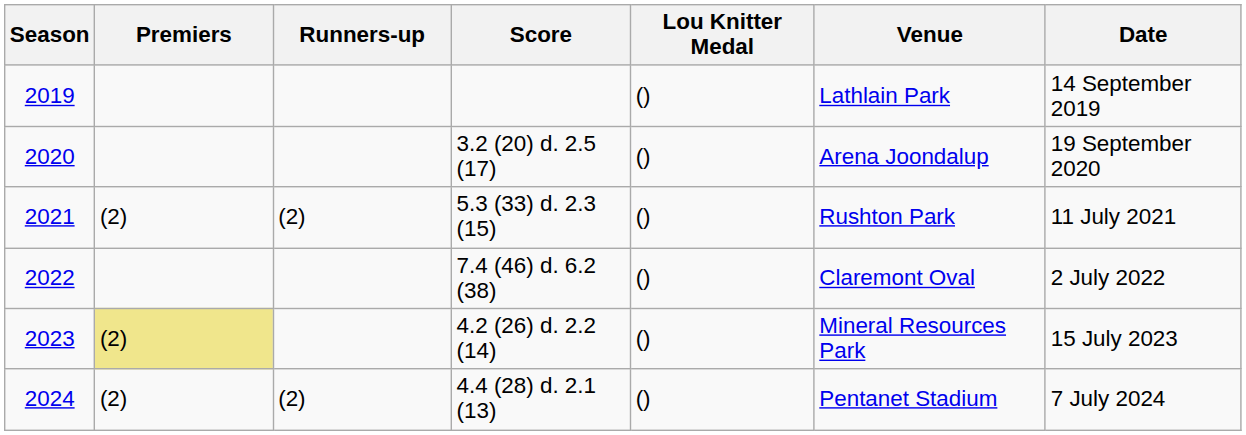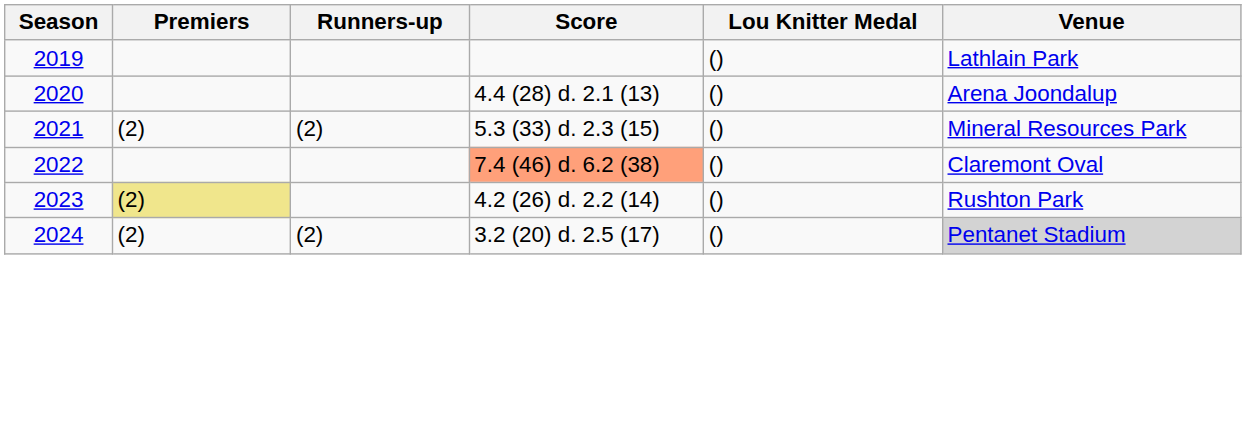- column: (1143, 34)
(526, 156) 3.2 (20) d. 2.5 (17) -> (567, 93) 4.4 (28) d. 2.1 (13)
(887, 217) Rushton Park -> (1067, 128) Mineral Resources Park
(526, 277) no background -> (567, 164) lightsalmon background
(913, 338) Mineral Resources Park -> (1015, 199) Rushton Park
(526, 399) 4.4 (28) d. 2.1 (13) -> (567, 235) 3.2 (20) d. 2.5 (17)
(908, 399) no background -> (1037, 235) lightgrey background
